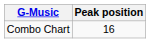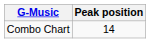(109, 29) 16 -> (109, 29) 14
